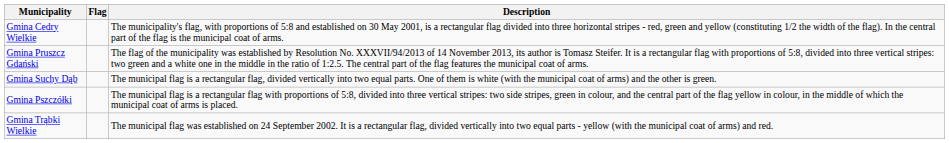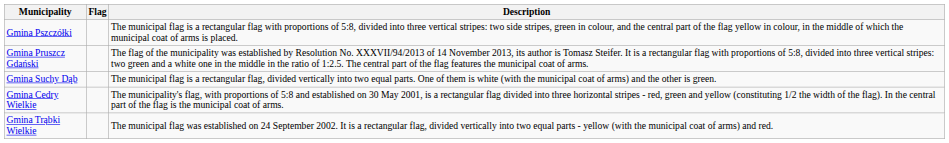rows swapped: (33, 32) <-> (39, 100)
